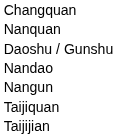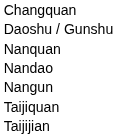rows swapped: (58, 49) <-> (32, 29)
